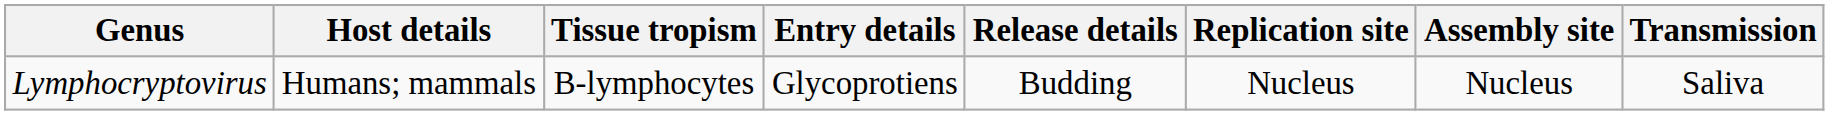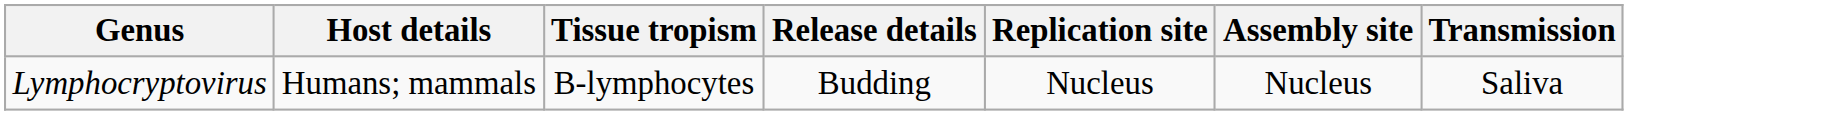- column: (865, 30)
